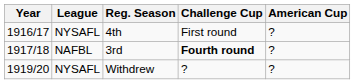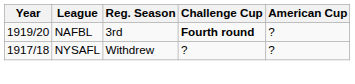- row: (114, 32)
(28, 50) 1917/18 -> (28, 32) 1919/20
(28, 69) 1919/20 -> (28, 50) 1917/18
